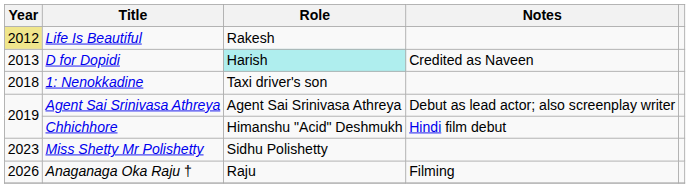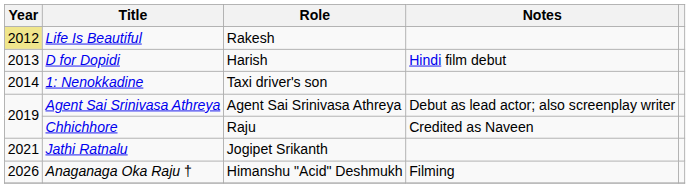(247, 60) paleturquoise background -> (247, 60) no background
(471, 60) Credited as Naveen -> (458, 60) Hindi film debut
(23, 82) 2018 -> (23, 82) 2014
(315, 127) Himanshu "Acid" Deshmukh -> (241, 127) Raju
(458, 127) Hindi film debut -> (471, 127) Credited as Naveen
+ row: (87, 149)
- row: (125, 149)
(241, 171) Raju -> (315, 171) Himanshu "Acid" Deshmukh
